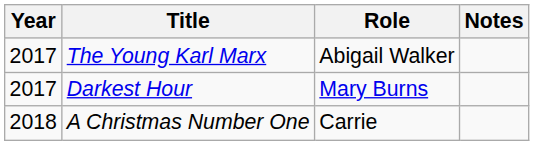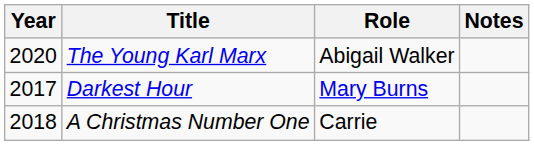(33, 55) 2017 -> (33, 55) 2020
